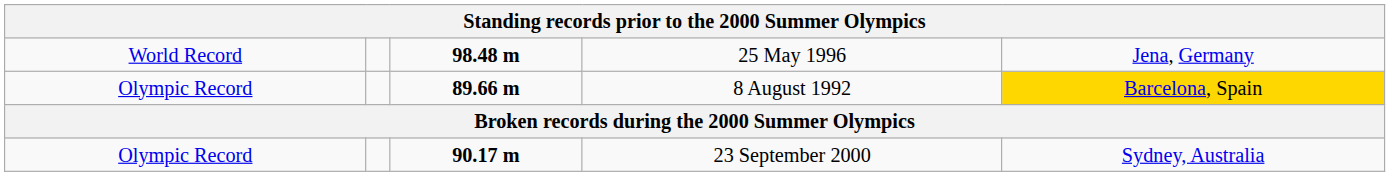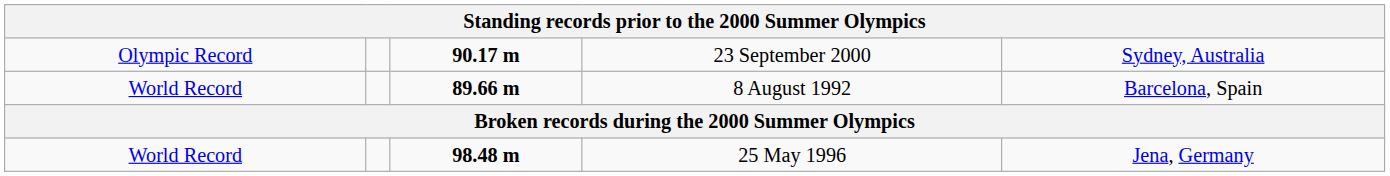rows swapped: (792, 54) <-> (792, 154)
(185, 87) Olympic Record -> (185, 87) World Record
(1193, 87) gold background -> (1193, 87) no background
